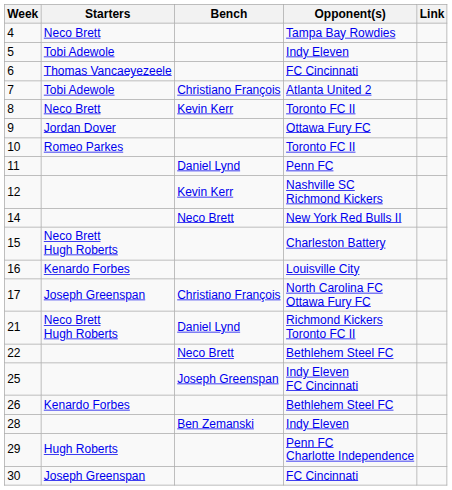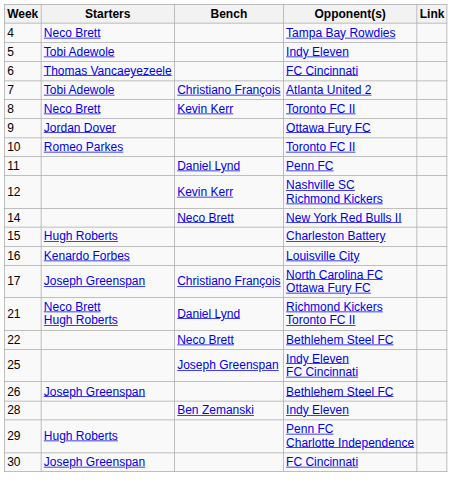(81, 243) Neco Brett Hugh Roberts -> (81, 236) Hugh Roberts
(87, 405) Kenardo Forbes -> (95, 391) Joseph Greenspan
